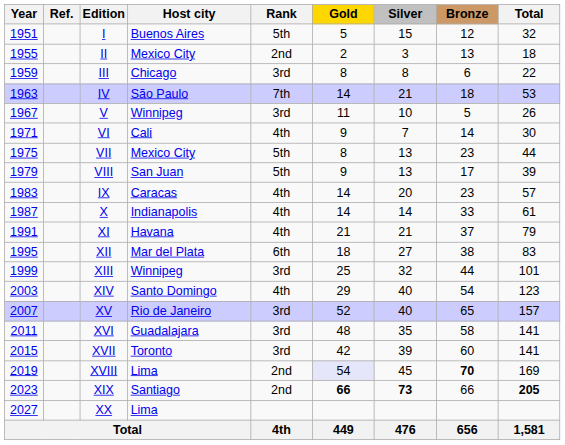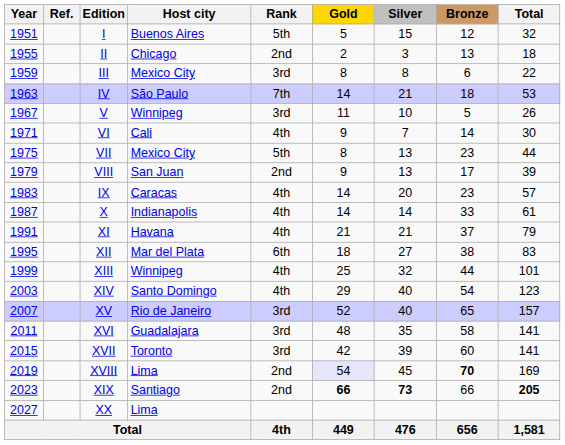(163, 53) Mexico City -> (154, 53) Chicago
(154, 73) Chicago -> (163, 73) Mexico City
(281, 172) 5th -> (281, 172) 2nd
(281, 271) 3rd -> (281, 271) 4th
